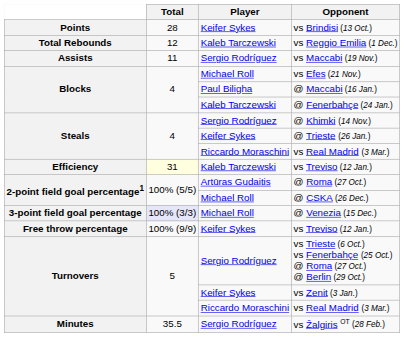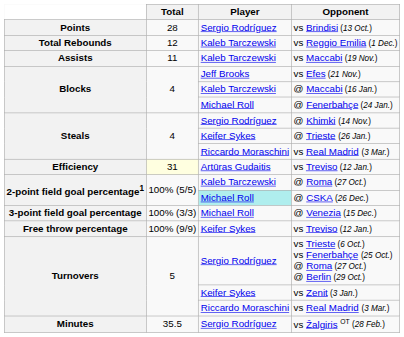(228, 27) Keifer Sykes -> (239, 27) Sergio Rodríguez
(239, 58) Sergio Rodríguez -> (238, 58) Kaleb Tarczewski
(227, 74) Michael Roll -> (225, 74) Jeff Brooks
(226, 89) Paul Biligha -> (238, 89) Kaleb Tarczewski
(238, 105) Kaleb Tarczewski -> (227, 105) Michael Roll
(238, 167) Kaleb Tarczewski -> (236, 167) Artūras Gudaitis
(236, 182) Artūras Gudaitis -> (238, 182) Kaleb Tarczewski
(227, 197) no background -> (227, 197) paleturquoise background
(172, 213) lavender background -> (172, 213) no background
